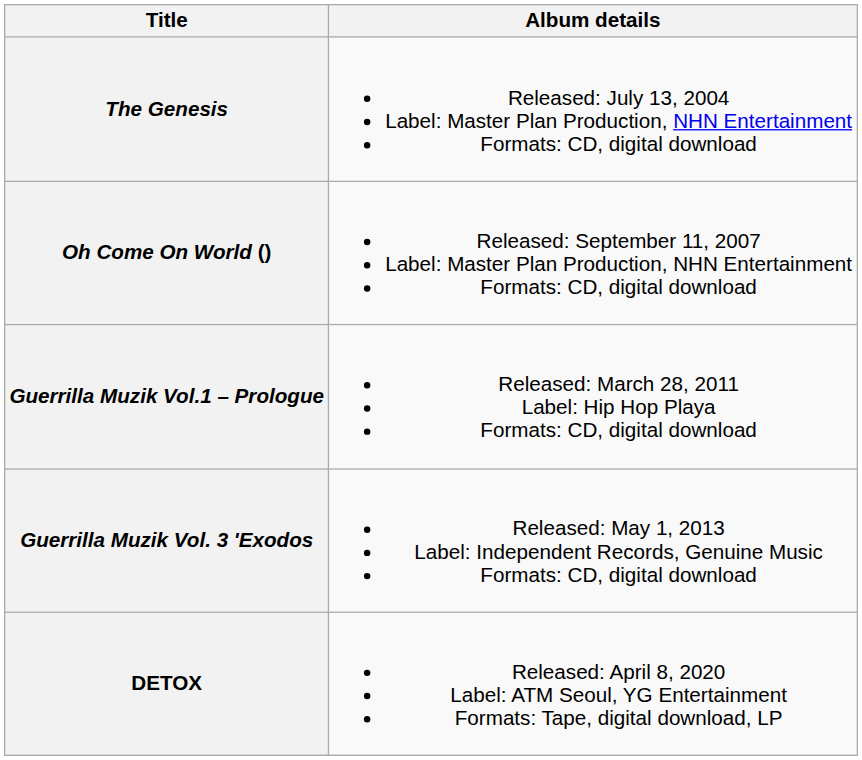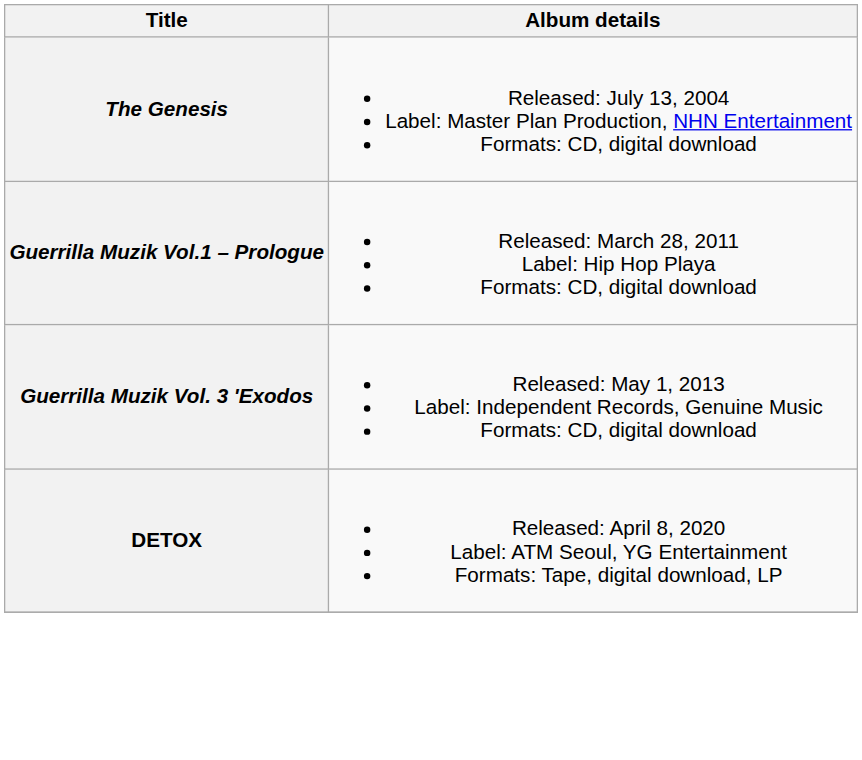- row: (167, 252)
